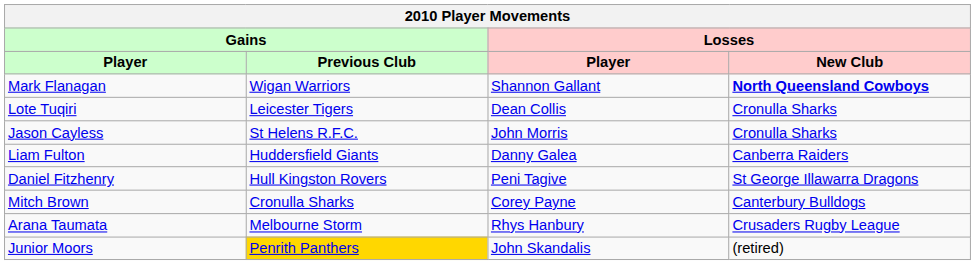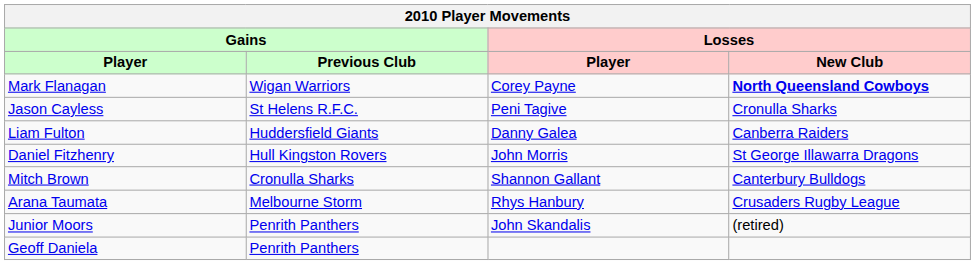(546, 86) Shannon Gallant -> (533, 86) Corey Payne
- row: (42, 109)
(529, 133) John Morris -> (529, 109) Peni Tagive
(529, 179) Peni Tagive -> (529, 156) John Morris
(533, 202) Corey Payne -> (546, 179) Shannon Gallant
(304, 249) gold background -> (304, 225) no background
+ row: (53, 249)
